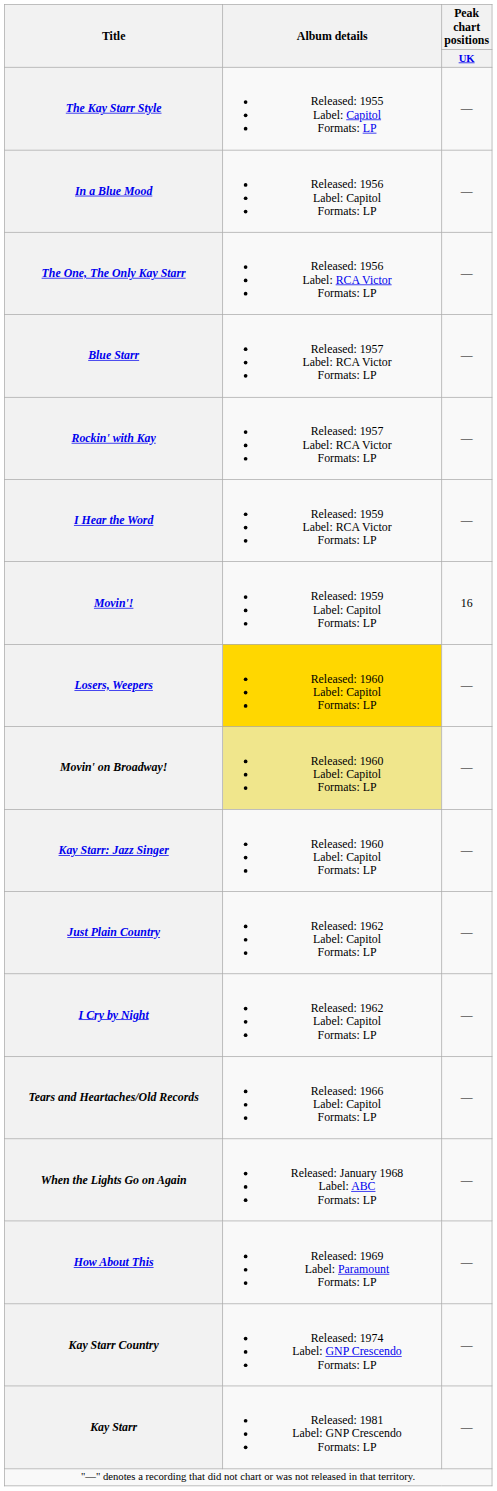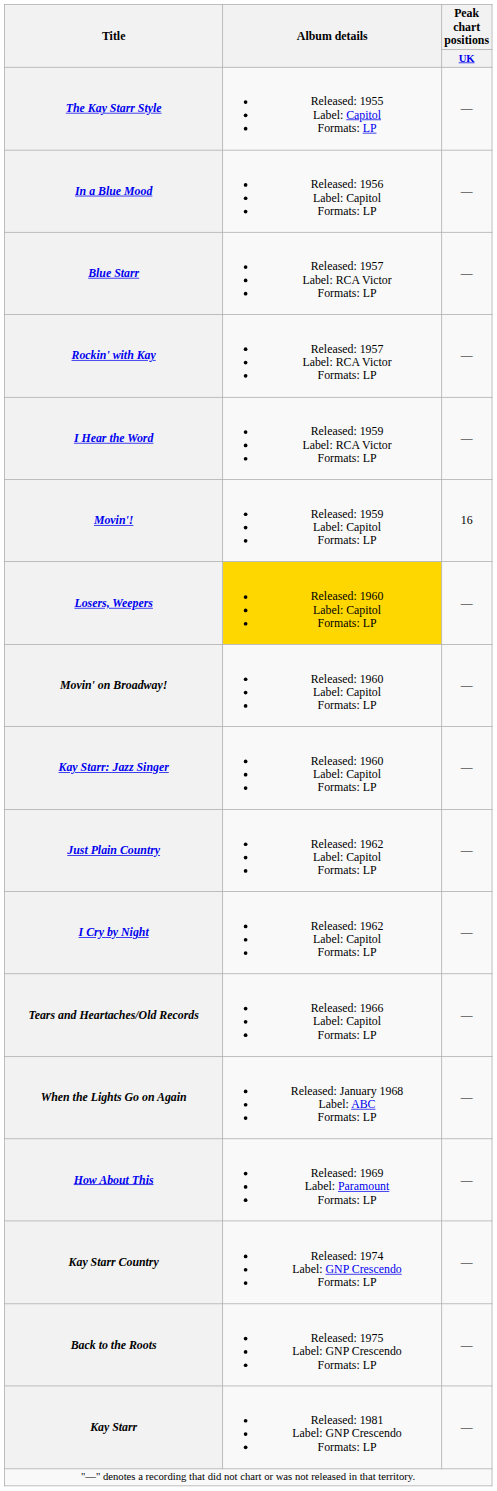- row: (114, 273)
(332, 775) khaki background -> (332, 692) no background
+ row: (114, 1344)
